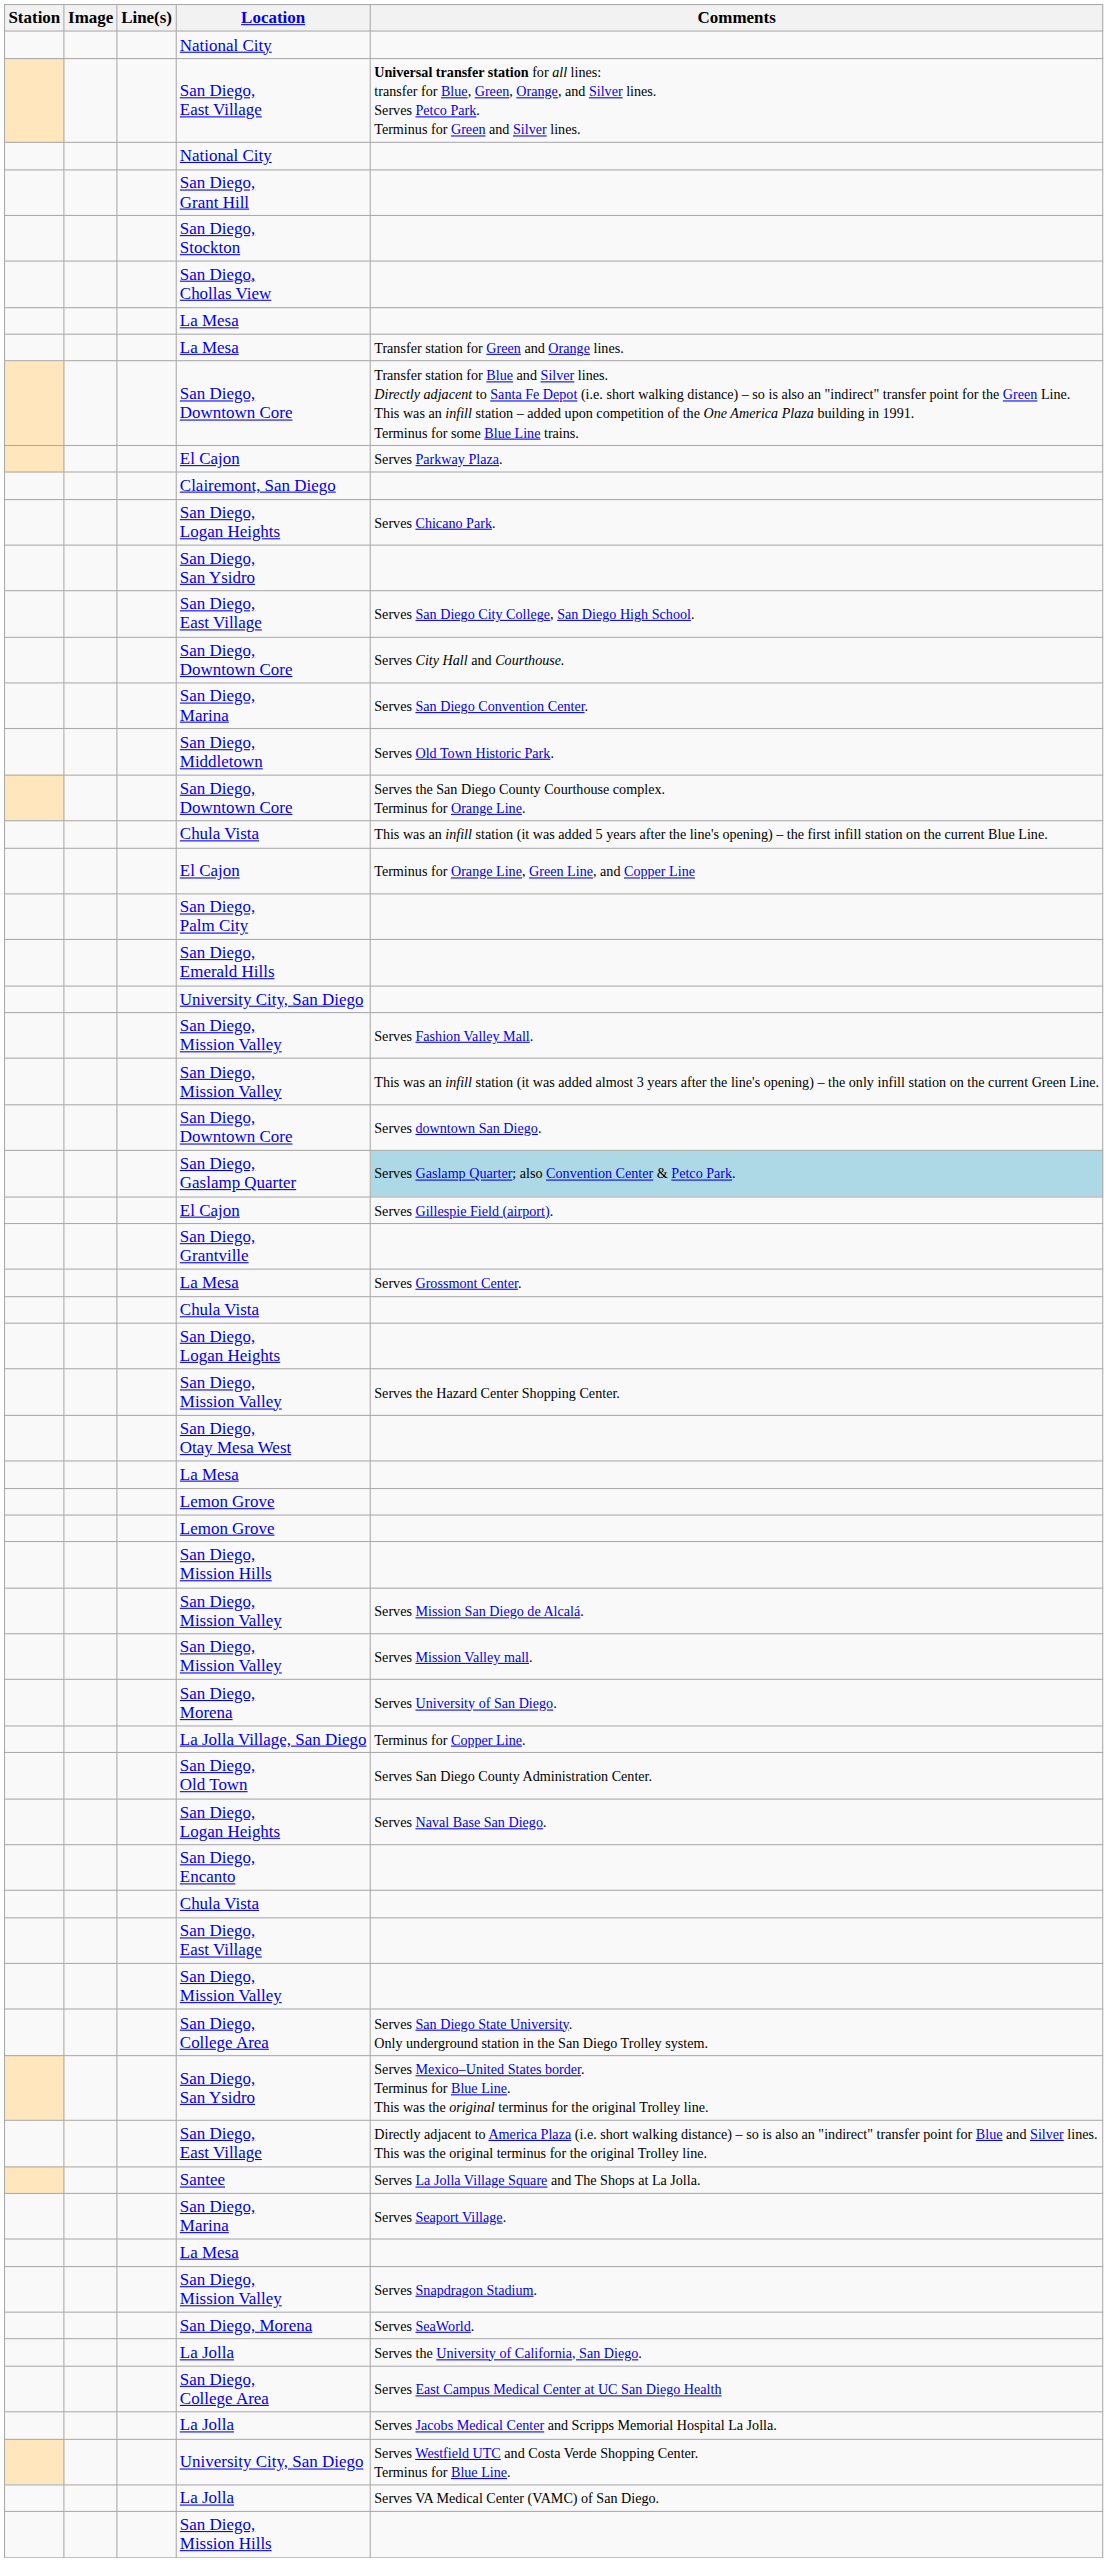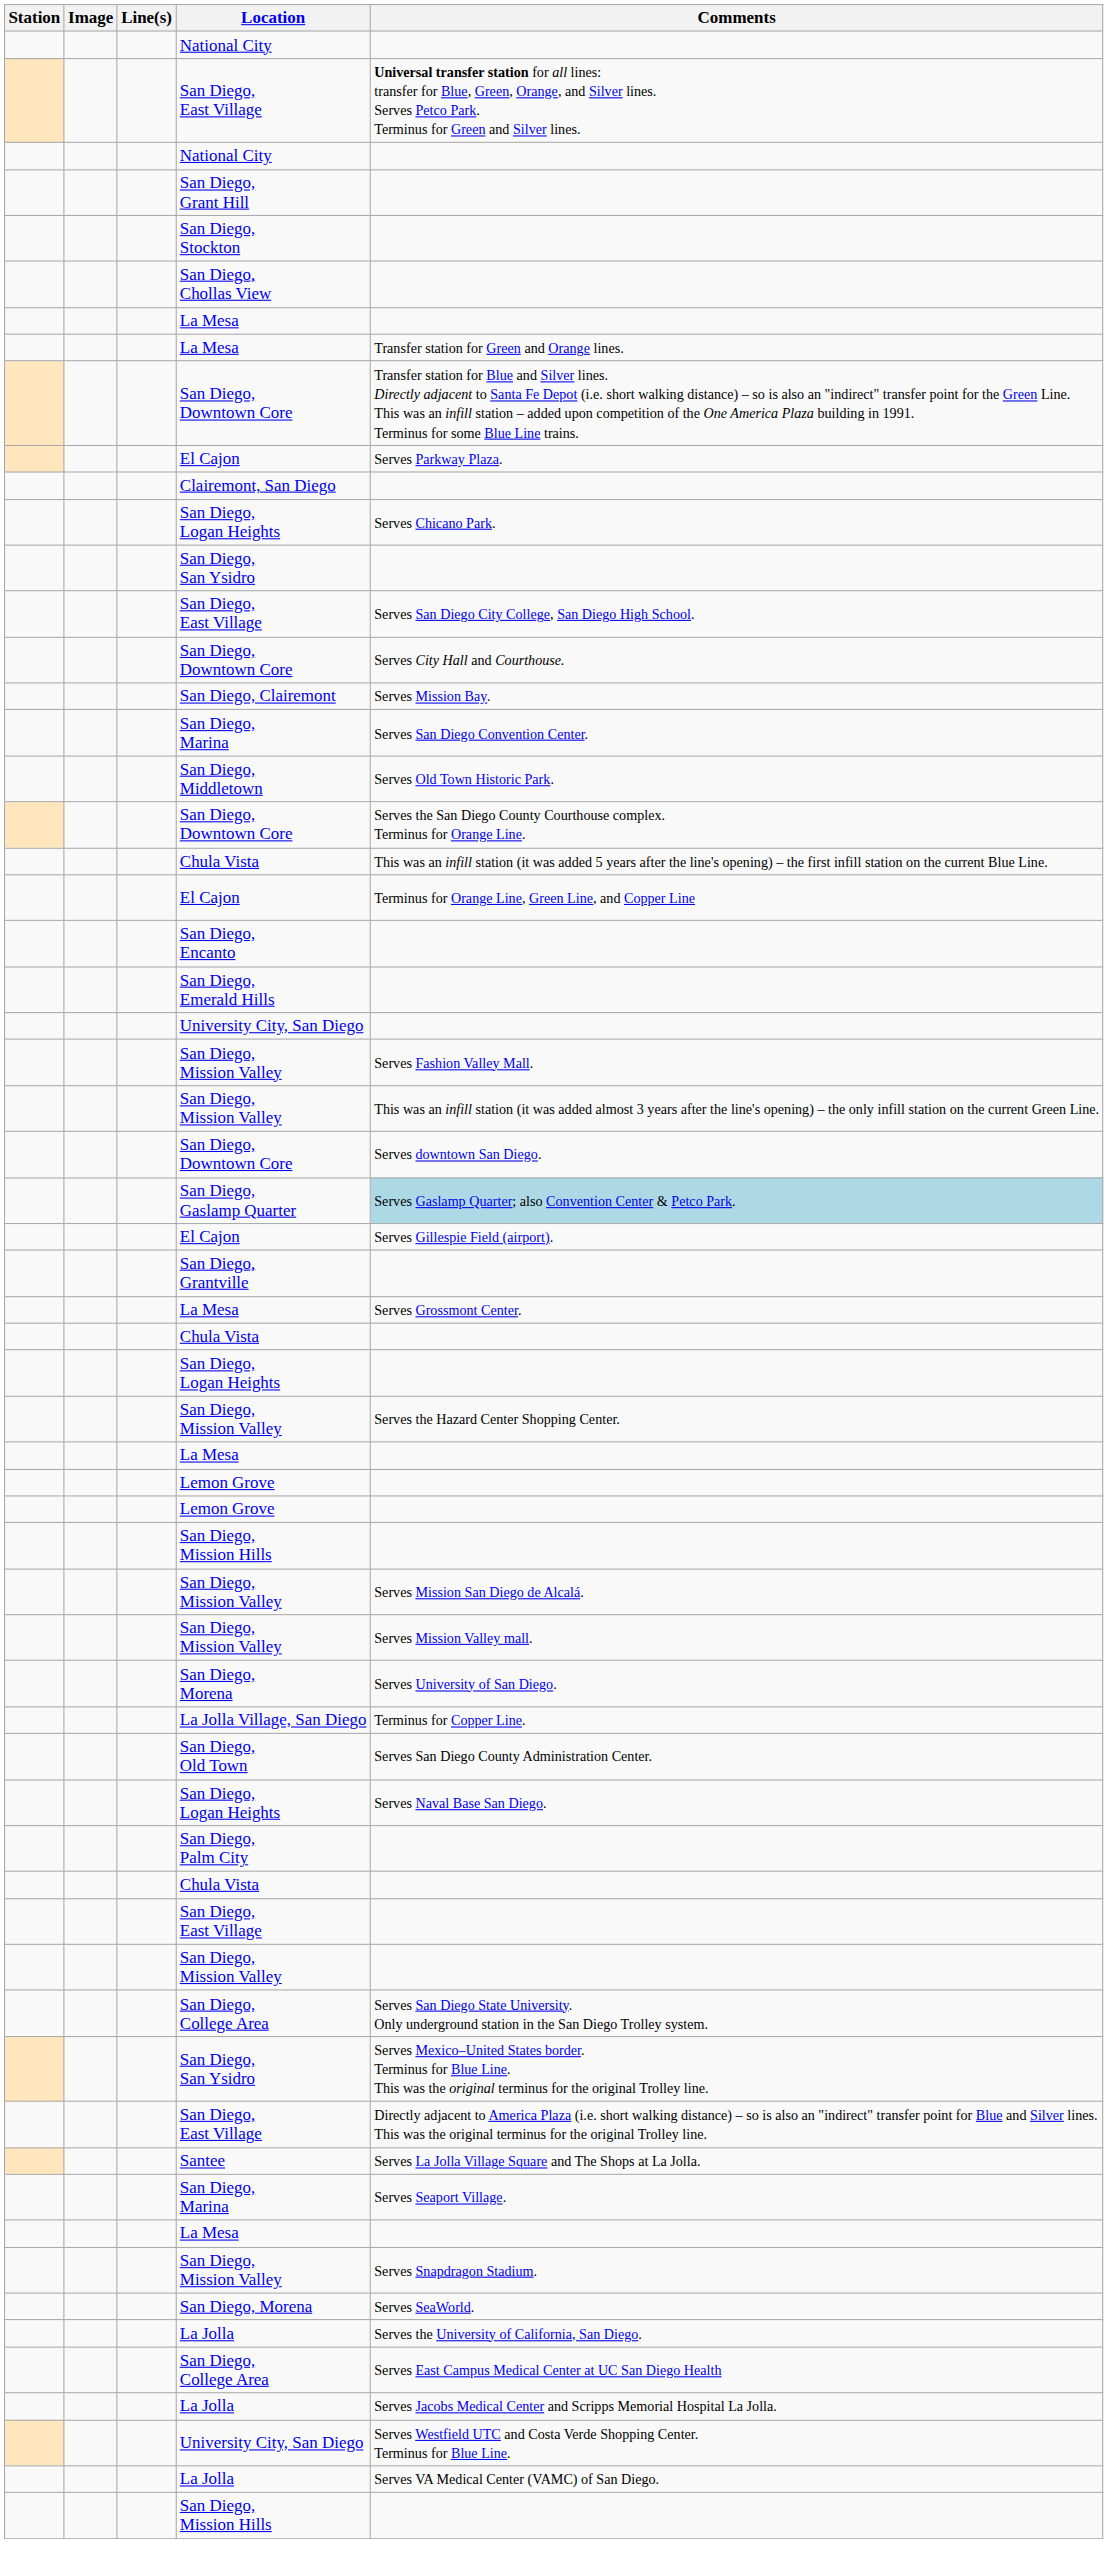+ row: (34, 696)
rows swapped: (34, 1868) <-> (34, 917)
- row: (34, 1438)
